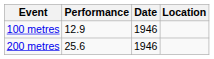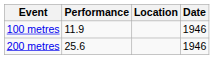columns swapped: (184, 12) <-> (146, 12)
(75, 29) 12.9 -> (74, 29) 11.9
